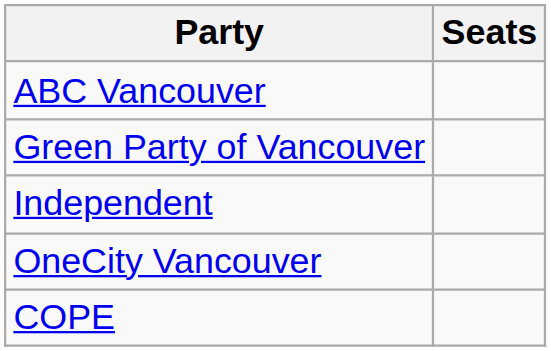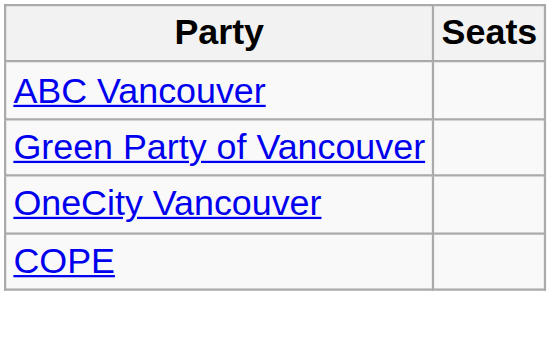- row: (113, 203)
